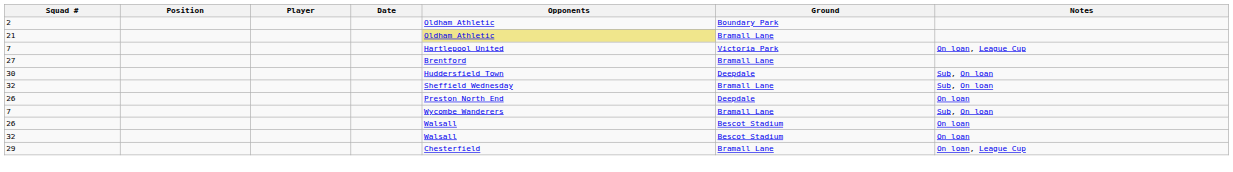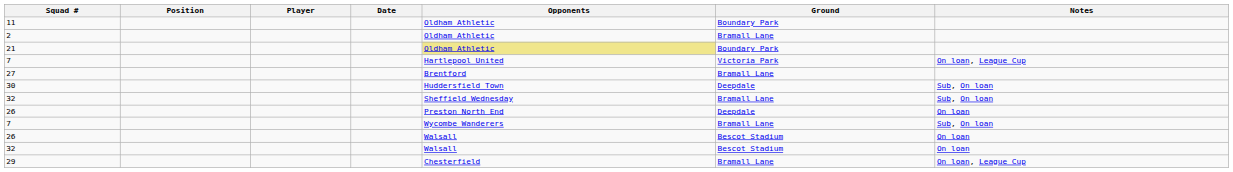+ row: (11, 23)
(748, 23) Boundary Park -> (746, 36) Bramall Lane
(746, 36) Bramall Lane -> (748, 49) Boundary Park
